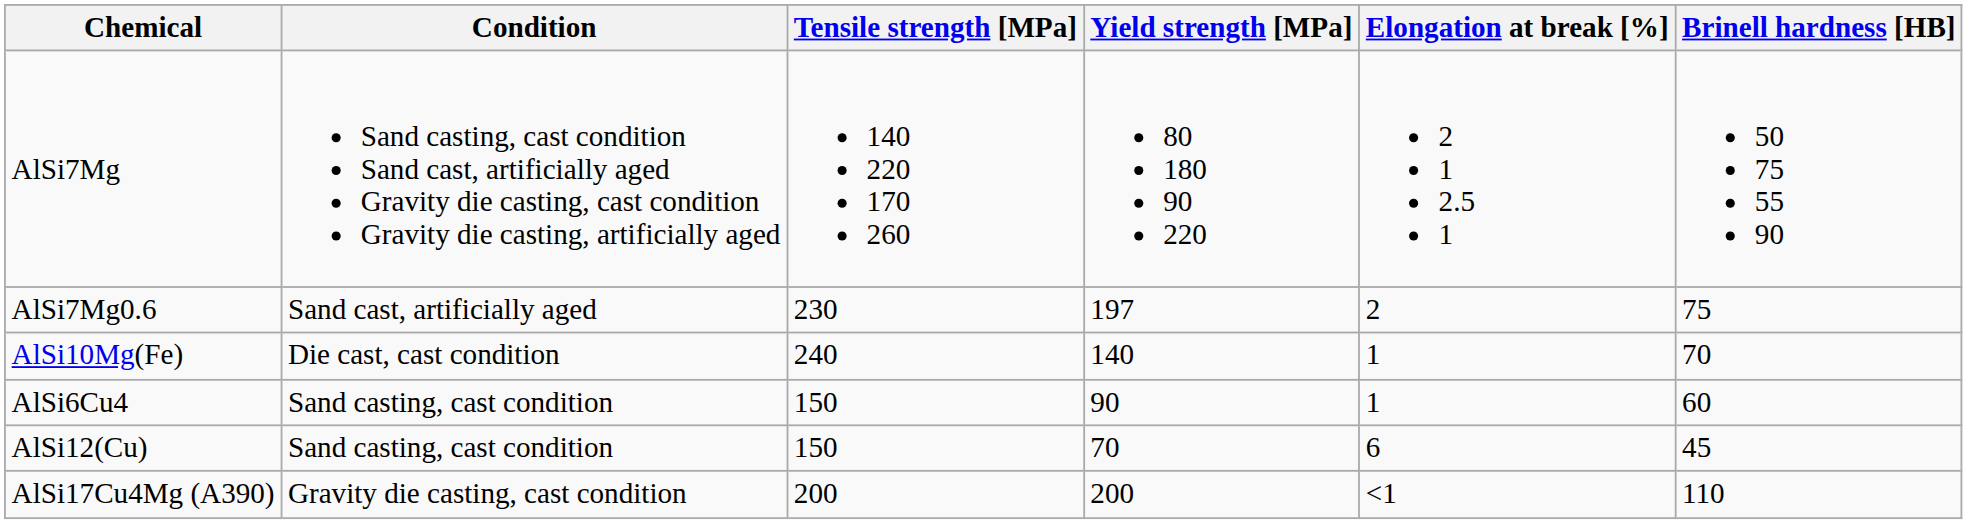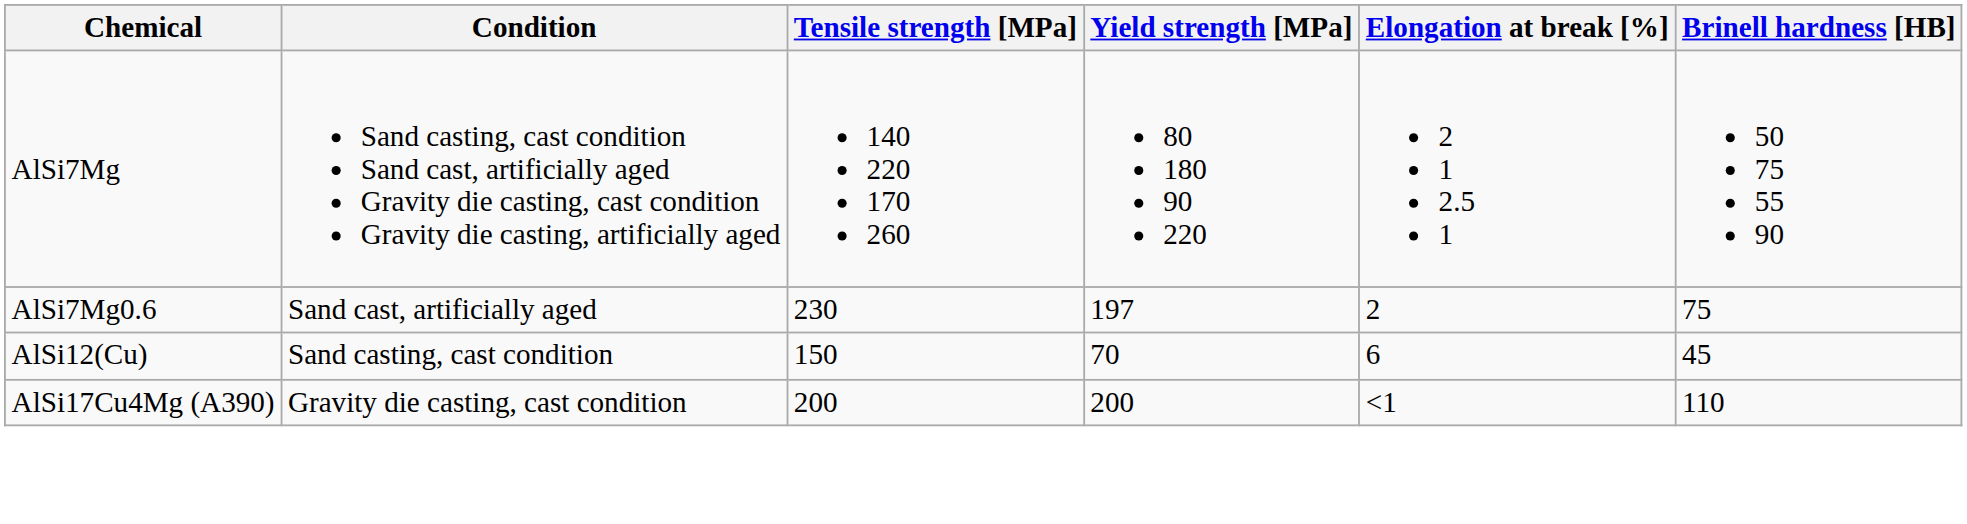- row: (97, 355)
- row: (70, 401)
